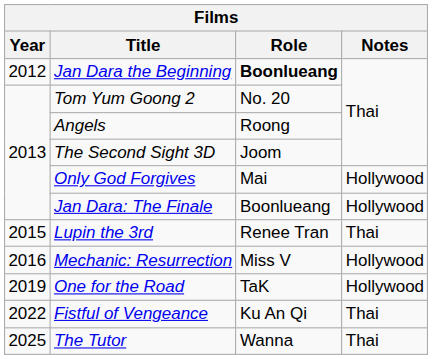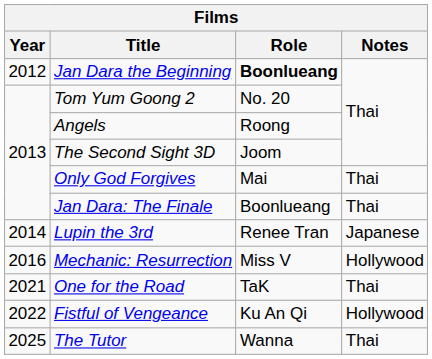(385, 179) Hollywood -> (362, 179) Thai
(385, 206) Hollywood -> (362, 206) Thai
(27, 233) 2015 -> (27, 233) 2014
(362, 233) Thai -> (383, 233) Japanese
(27, 286) 2019 -> (27, 286) 2021
(385, 286) Hollywood -> (362, 286) Thai
(362, 313) Thai -> (385, 313) Hollywood
